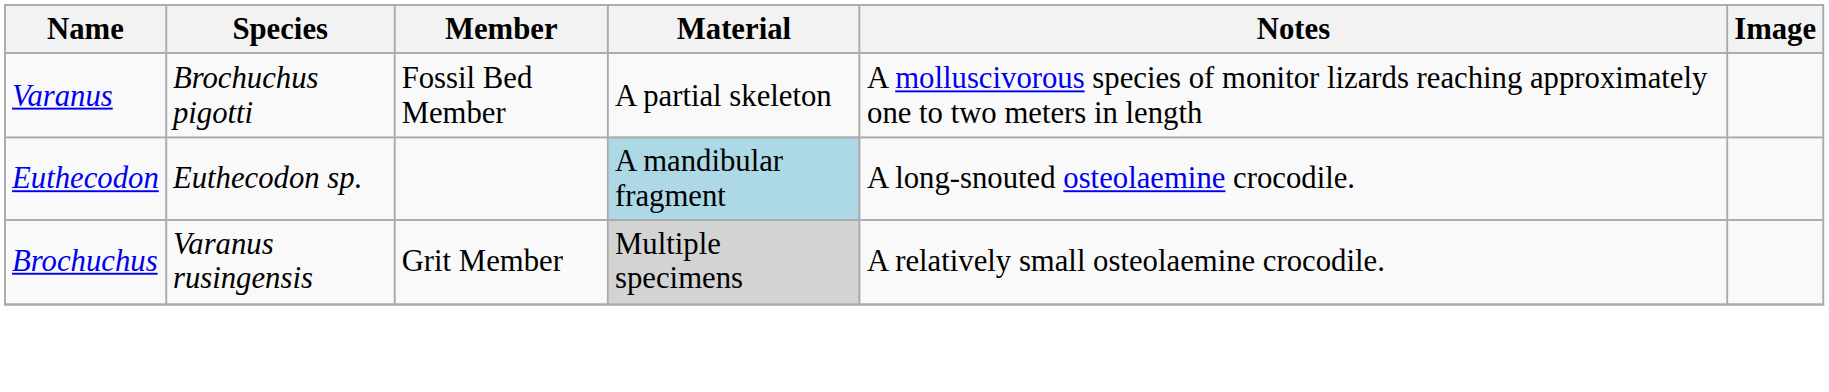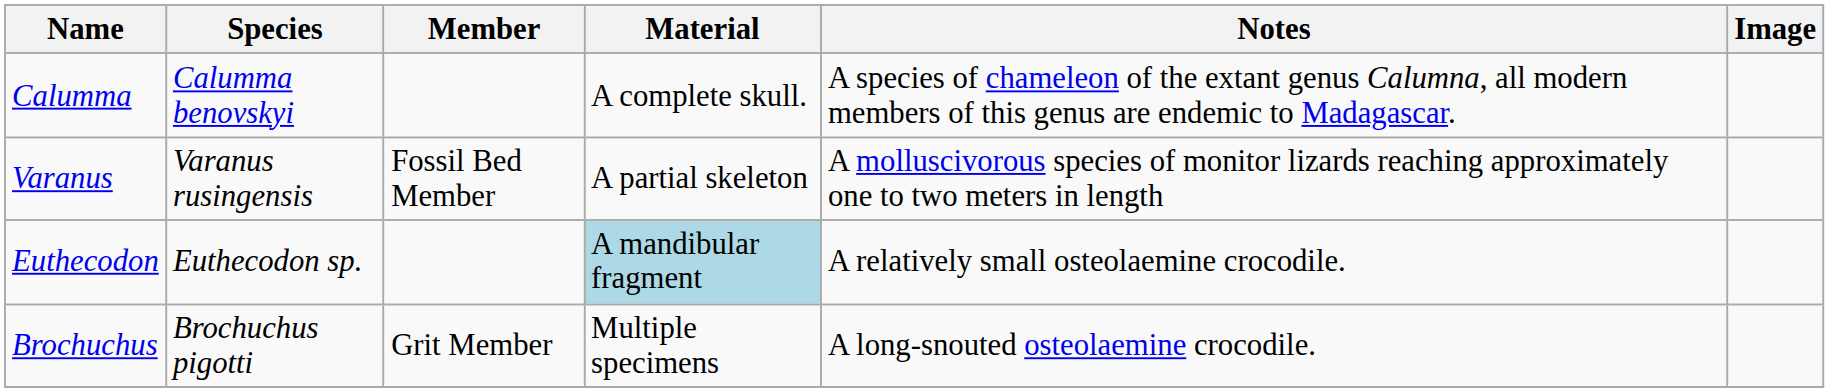+ row: (72, 94)
(246, 94) Brochuchus pigotti -> (243, 178) Varanus rusingensis
(1111, 178) A long-snouted osteolaemine crocodile. -> (1087, 261) A relatively small osteolaemine crocodile.
(243, 261) Varanus rusingensis -> (246, 344) Brochuchus pigotti
(679, 261) lightgrey background -> (655, 344) no background
(1126, 261) A relatively small osteolaemine crocodile. -> (1072, 344) A long-snouted osteolaemine crocodile.
